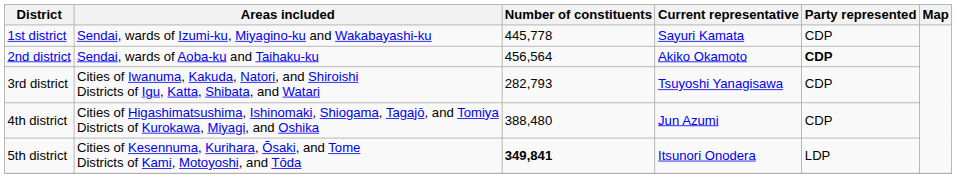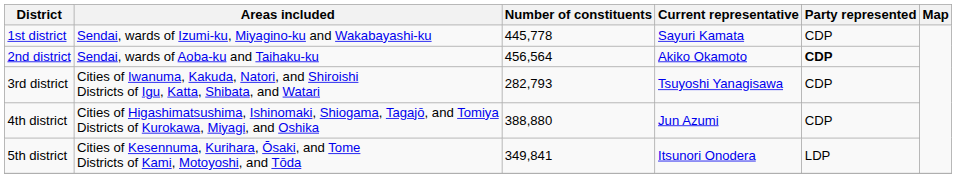(528, 120) 388,480 -> (528, 120) 388,880
(528, 155) bold -> (528, 155) normal
